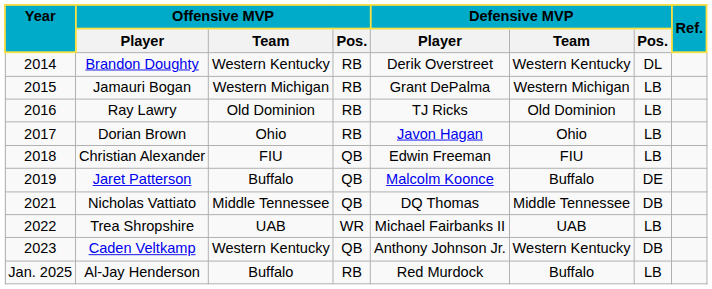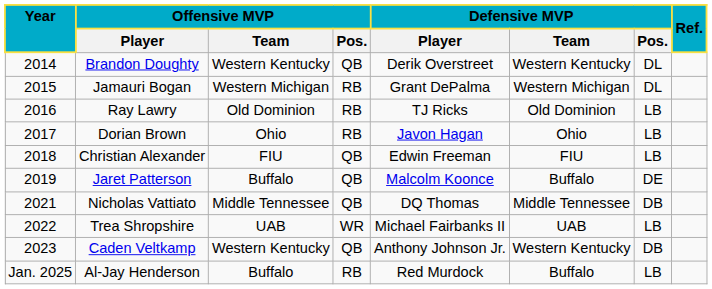(352, 64) RB -> (352, 64) QB
(653, 87) LB -> (653, 87) DL
